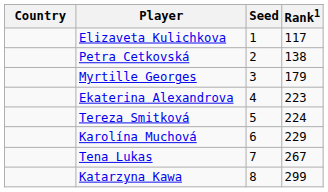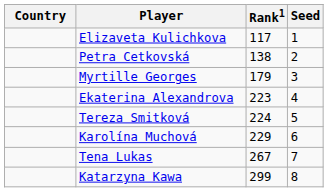columns swapped: (302, 16) <-> (264, 16)
